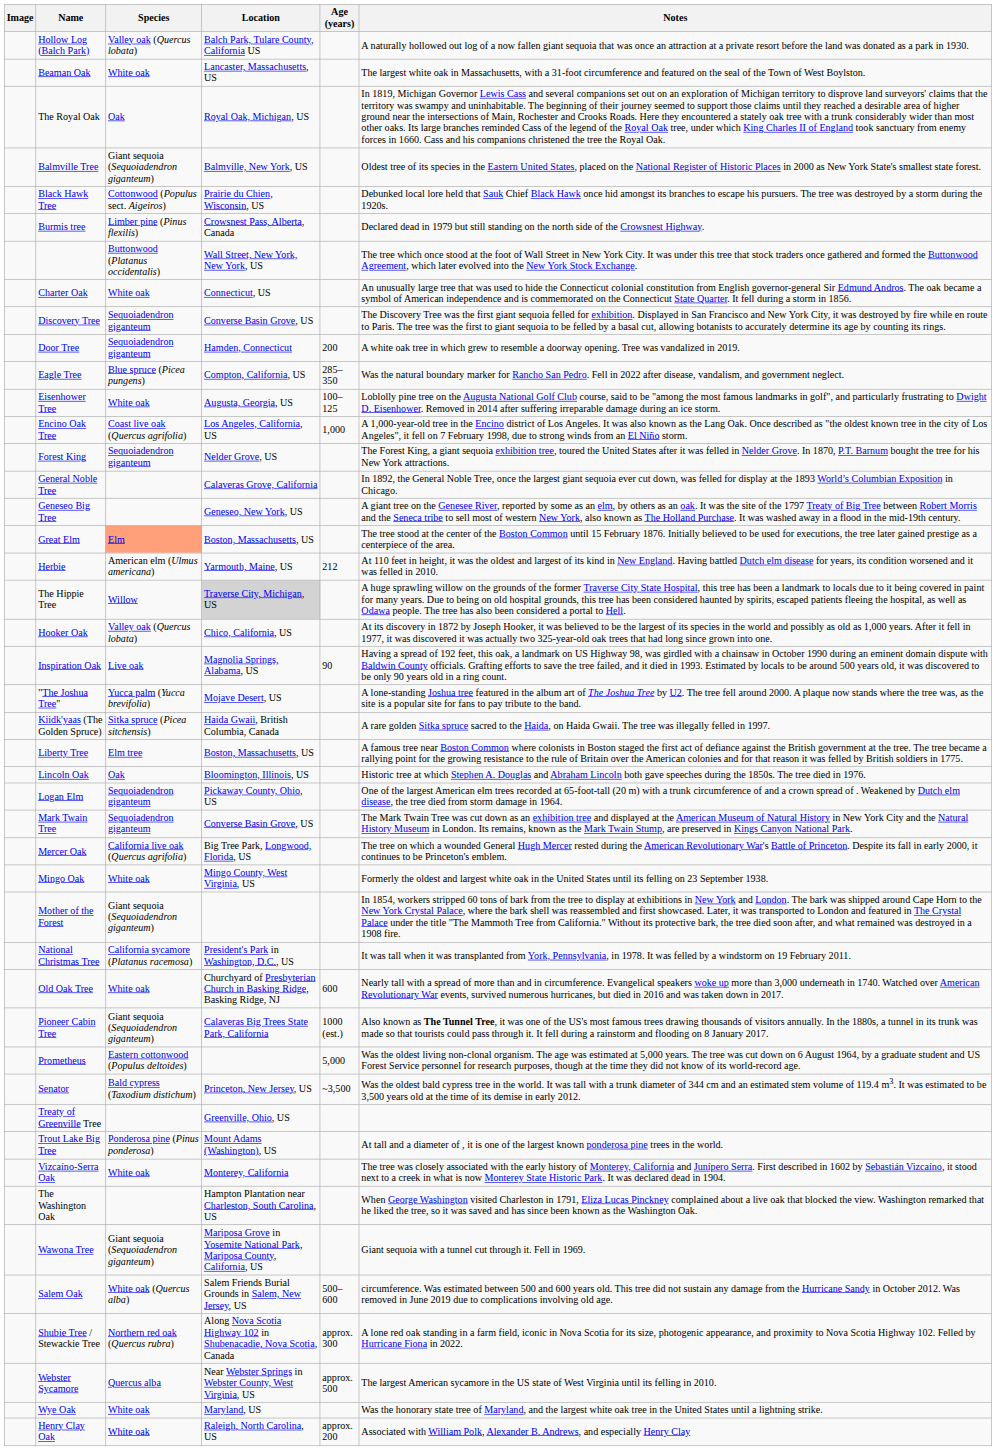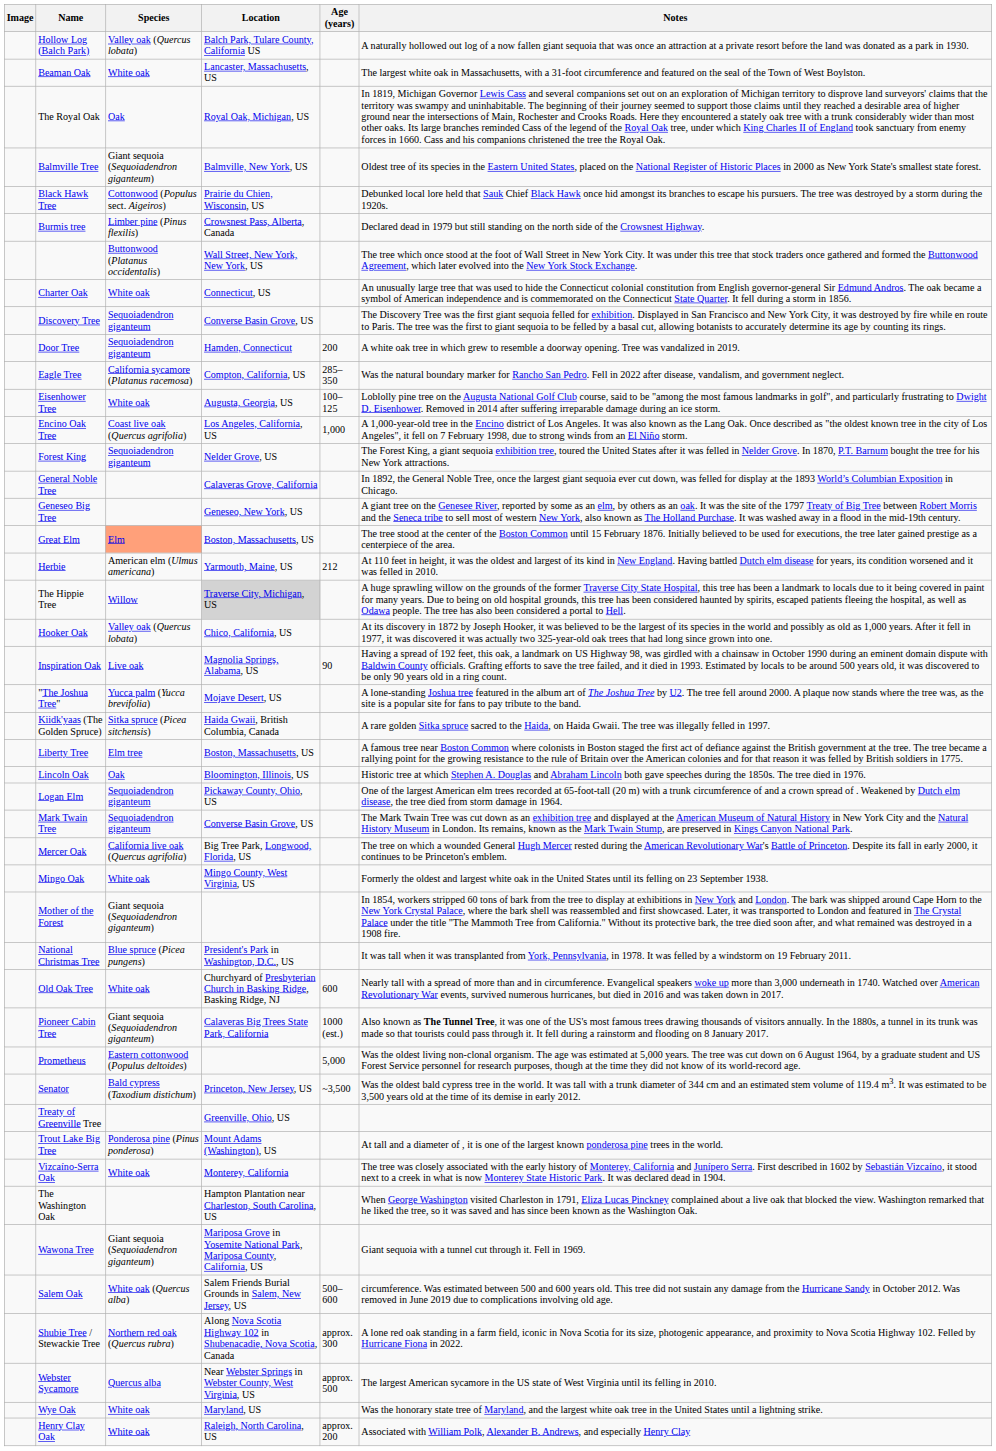(146, 375) Blue spruce (Picea pungens) -> (150, 375) California sycamore (Platanus racemosa)
(150, 955) California sycamore (Platanus racemosa) -> (146, 955) Blue spruce (Picea pungens)
